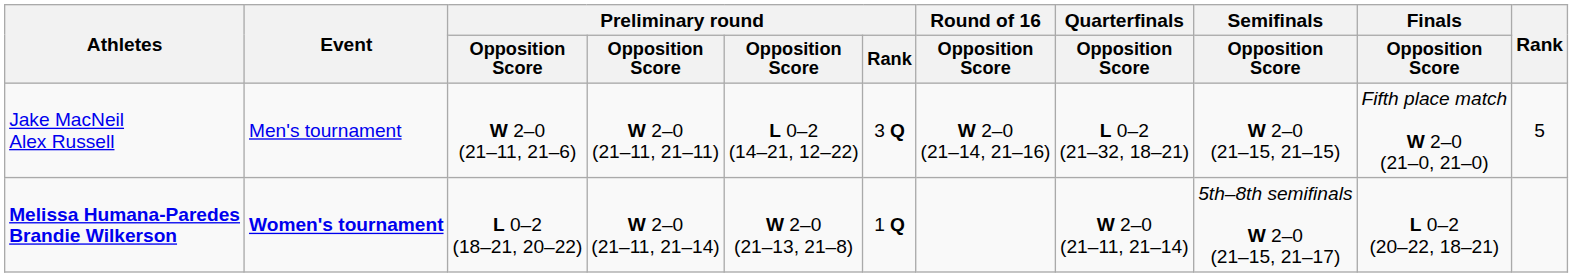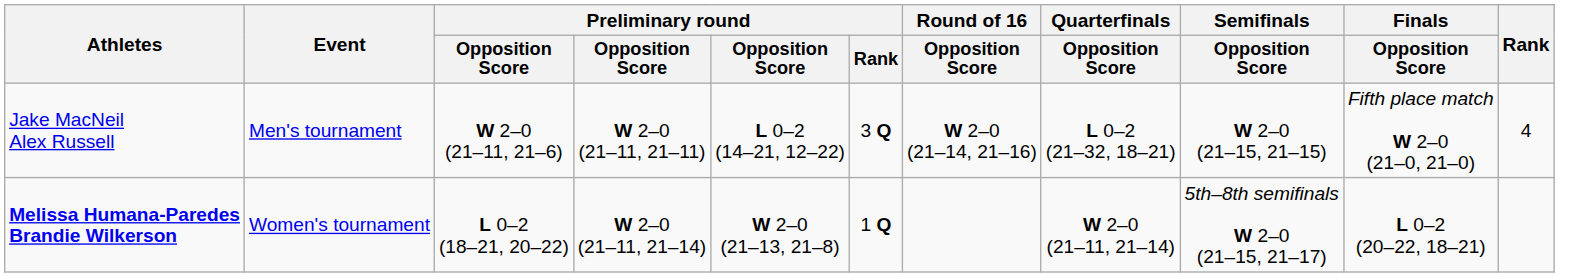(1540, 131) 5 -> (1526, 131) 4
(346, 225) bold -> (339, 225) normal
